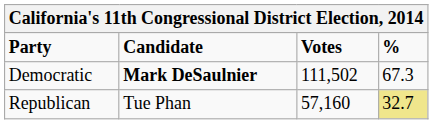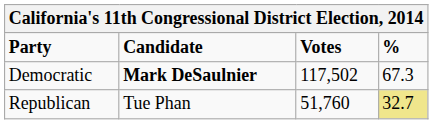(329, 75) 111,502 -> (329, 75) 117,502
(326, 103) 57,160 -> (325, 103) 51,760
